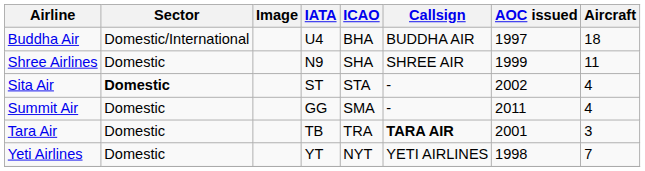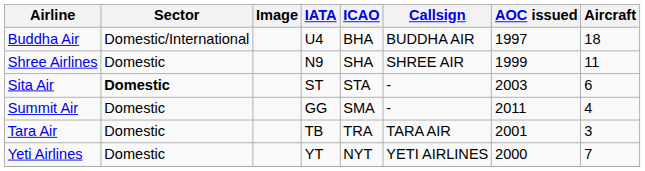(511, 85) 2002 -> (511, 85) 2003
(588, 85) 4 -> (588, 85) 6
(420, 131) bold -> (419, 131) normal
(511, 154) 1998 -> (511, 154) 2000
